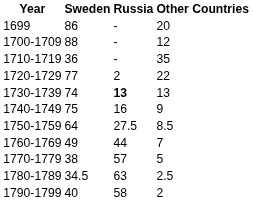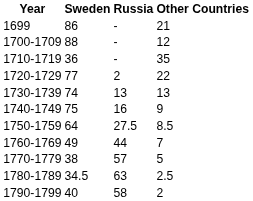(163, 25) 20 -> (163, 25) 21
(120, 92) bold -> (120, 92) normal
